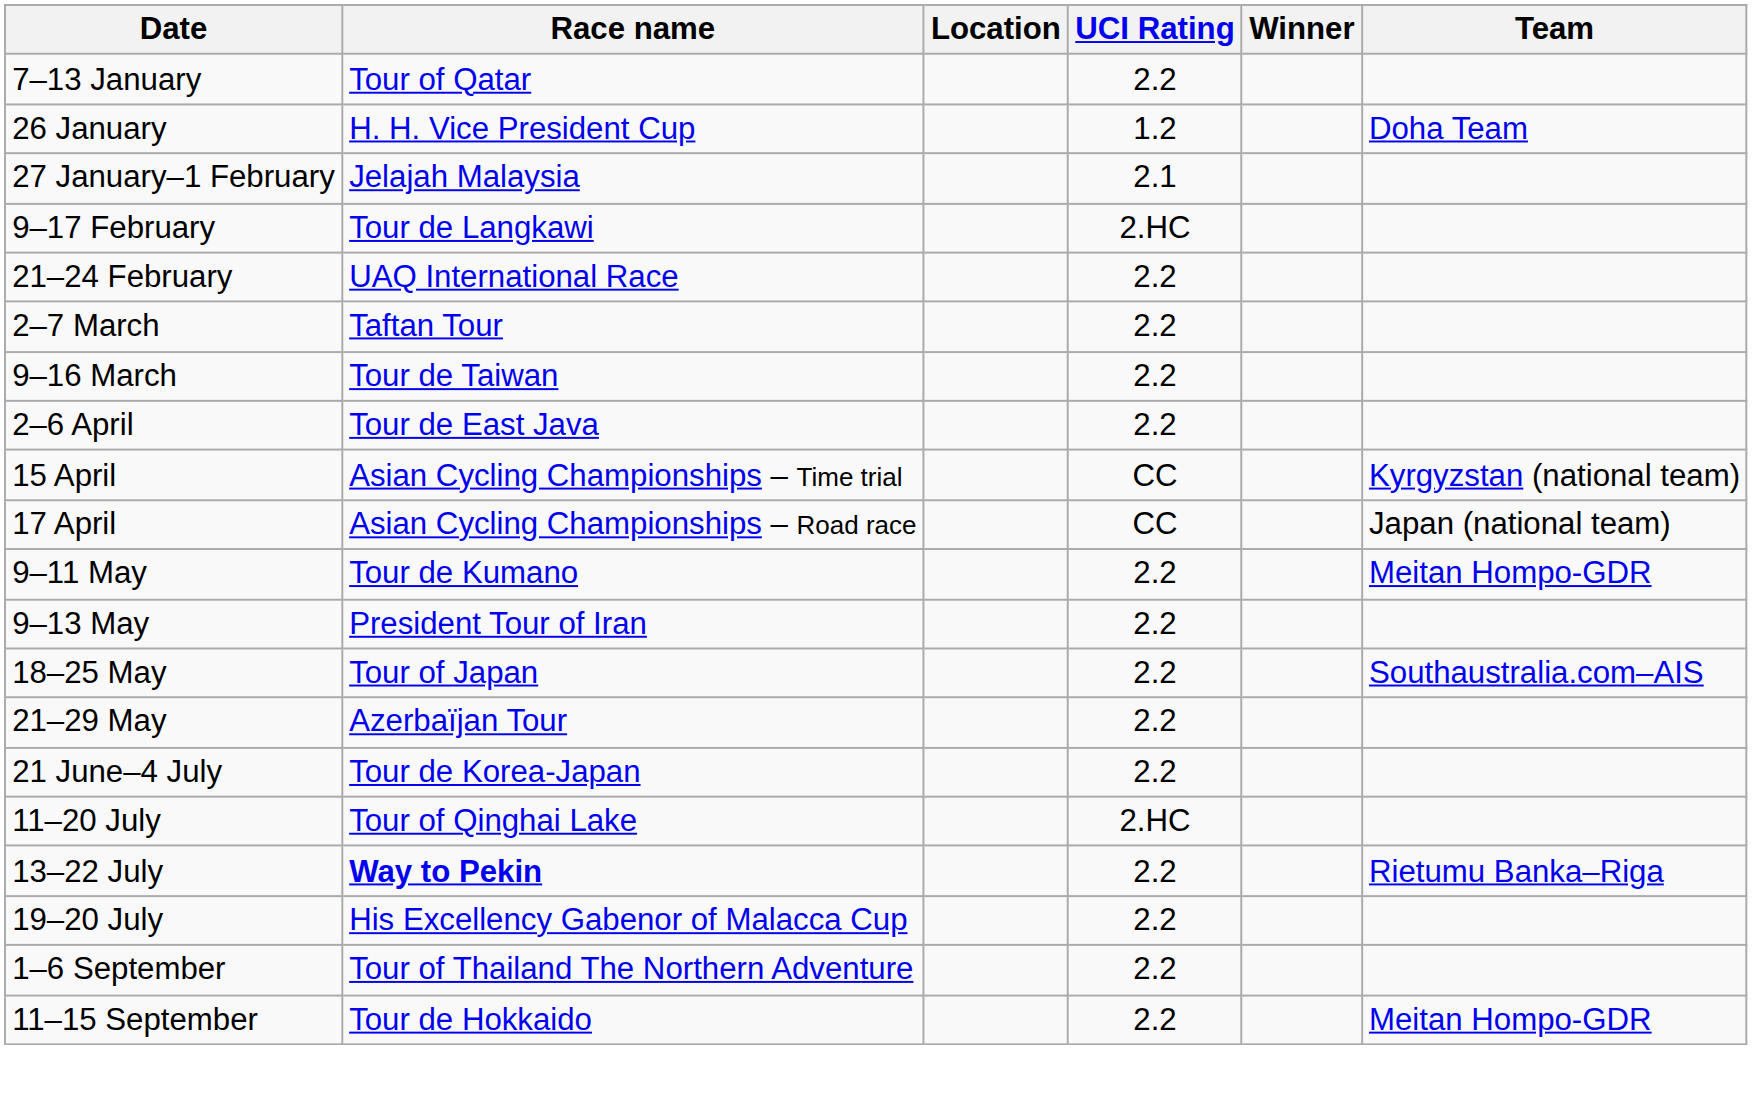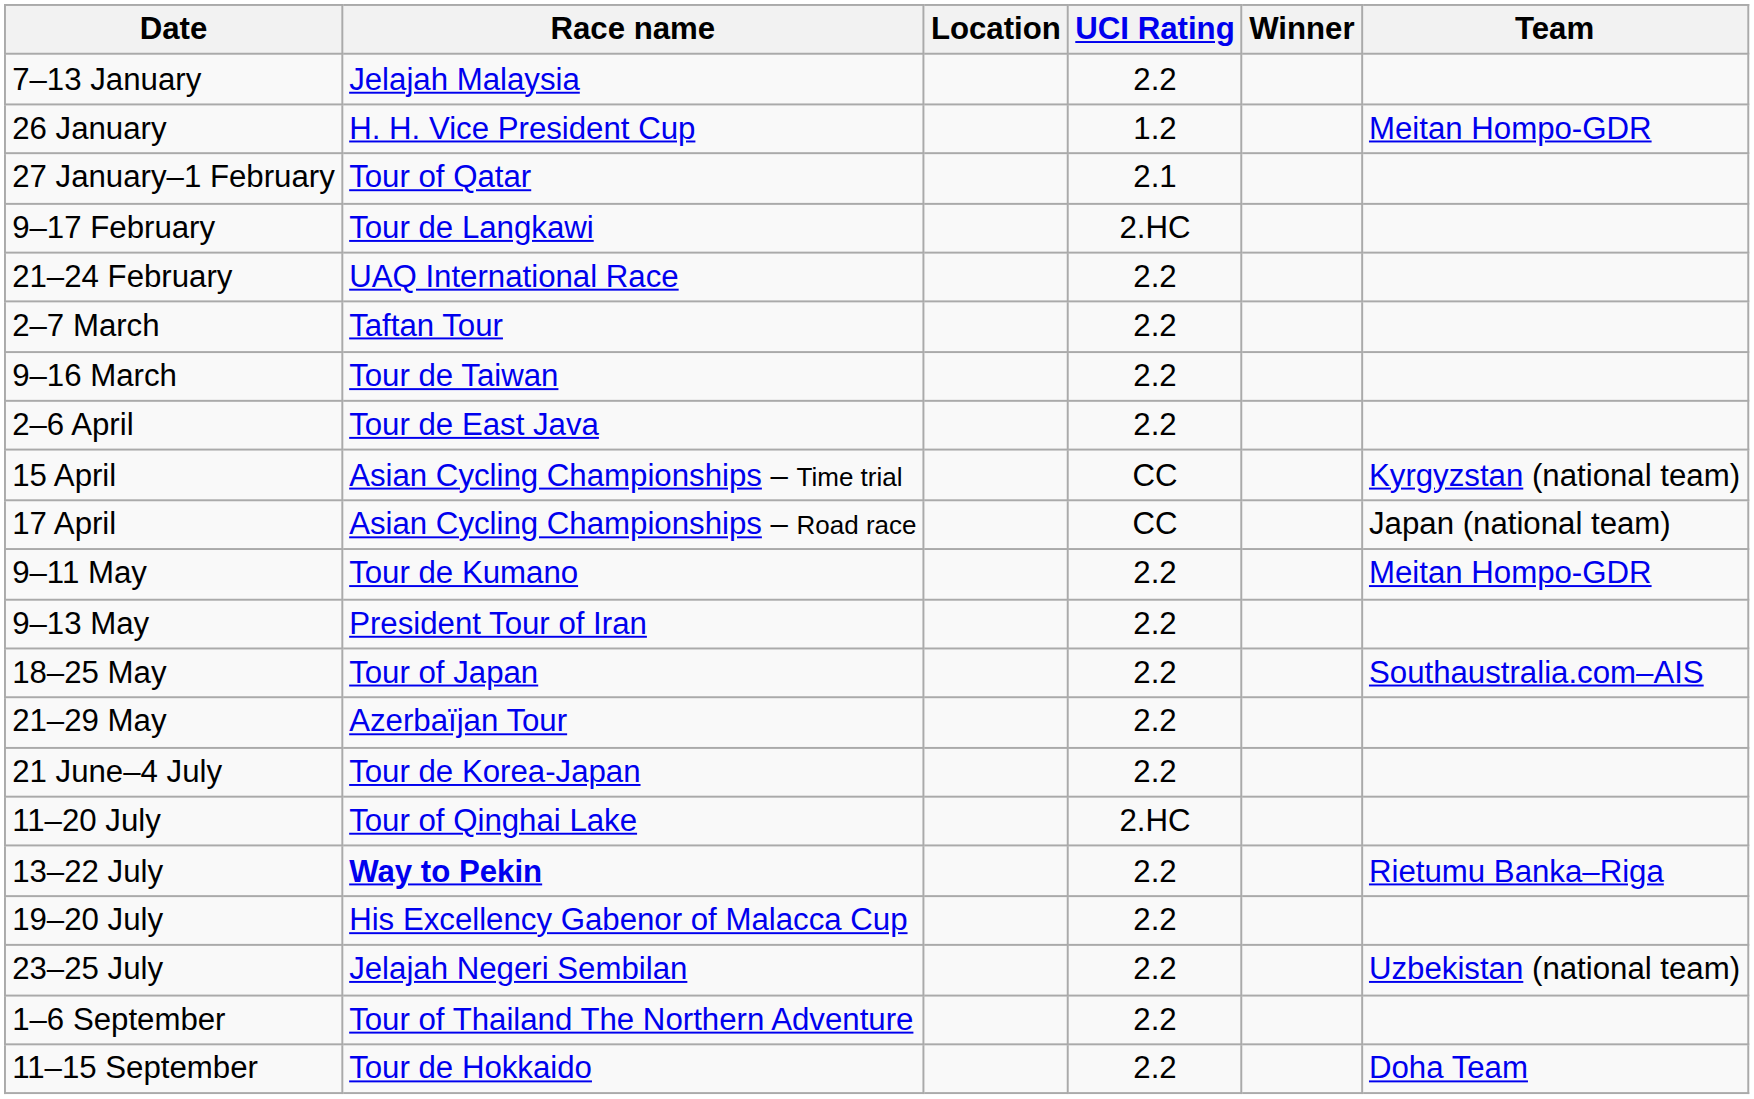(440, 78) Tour of Qatar -> (464, 78) Jelajah Malaysia
(1448, 128) Doha Team -> (1510, 128) Meitan Hompo-GDR
(464, 177) Jelajah Malaysia -> (440, 177) Tour of Qatar
+ row: (88, 969)
(1510, 1018) Meitan Hompo-GDR -> (1448, 1068) Doha Team
